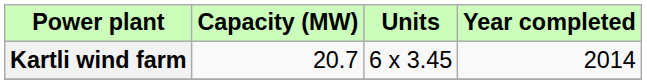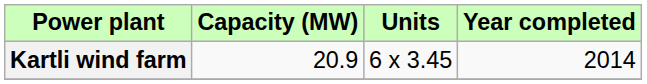(336, 60) 20.7 -> (336, 60) 20.9
